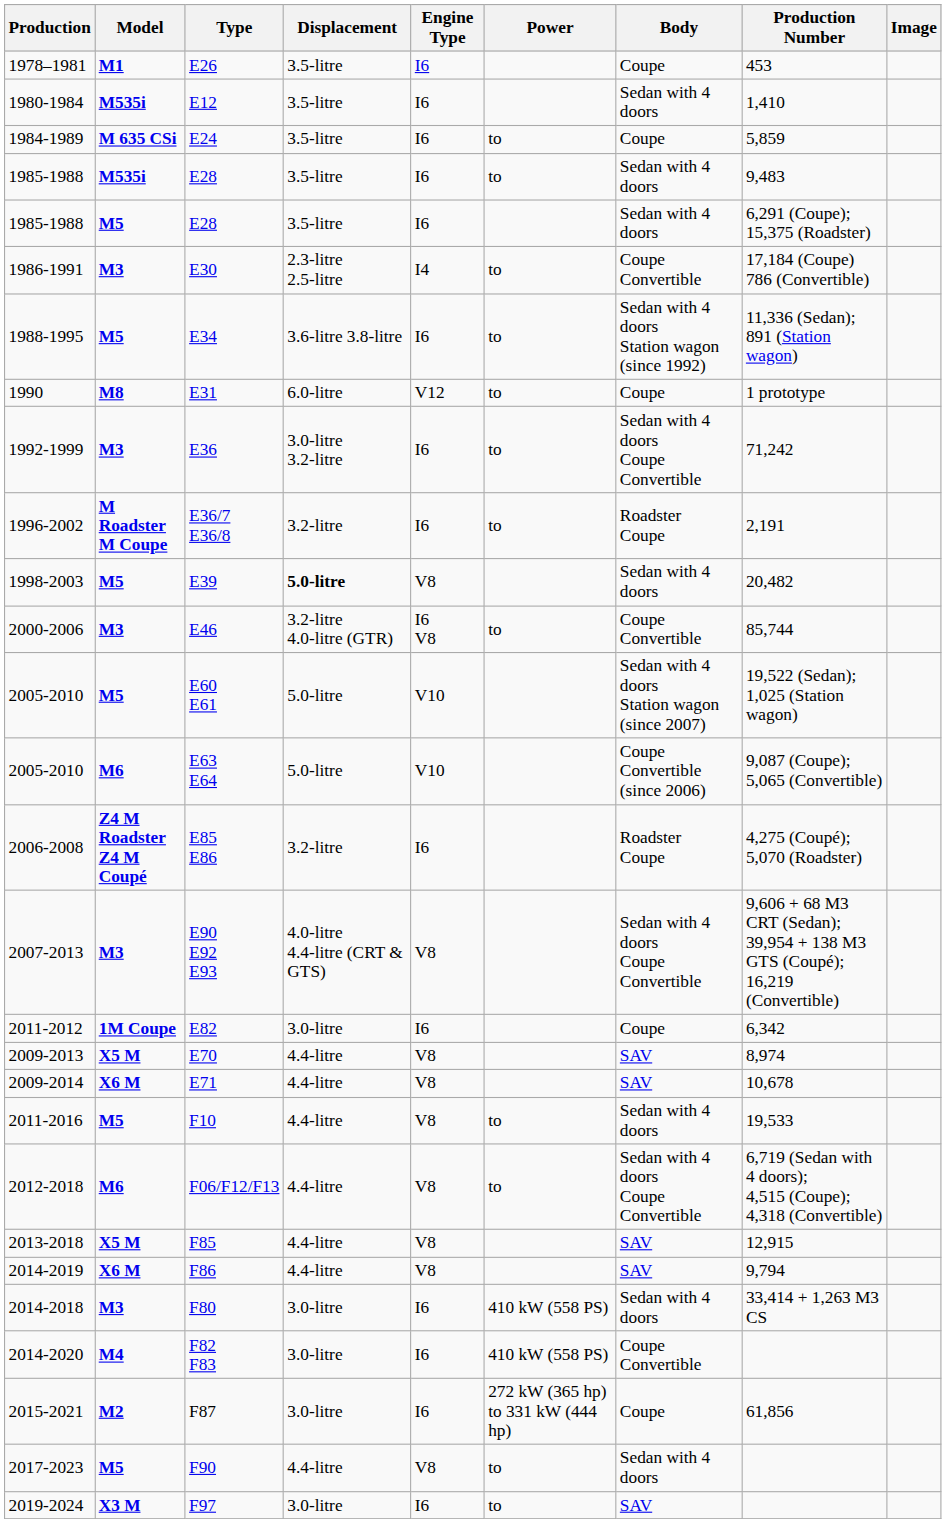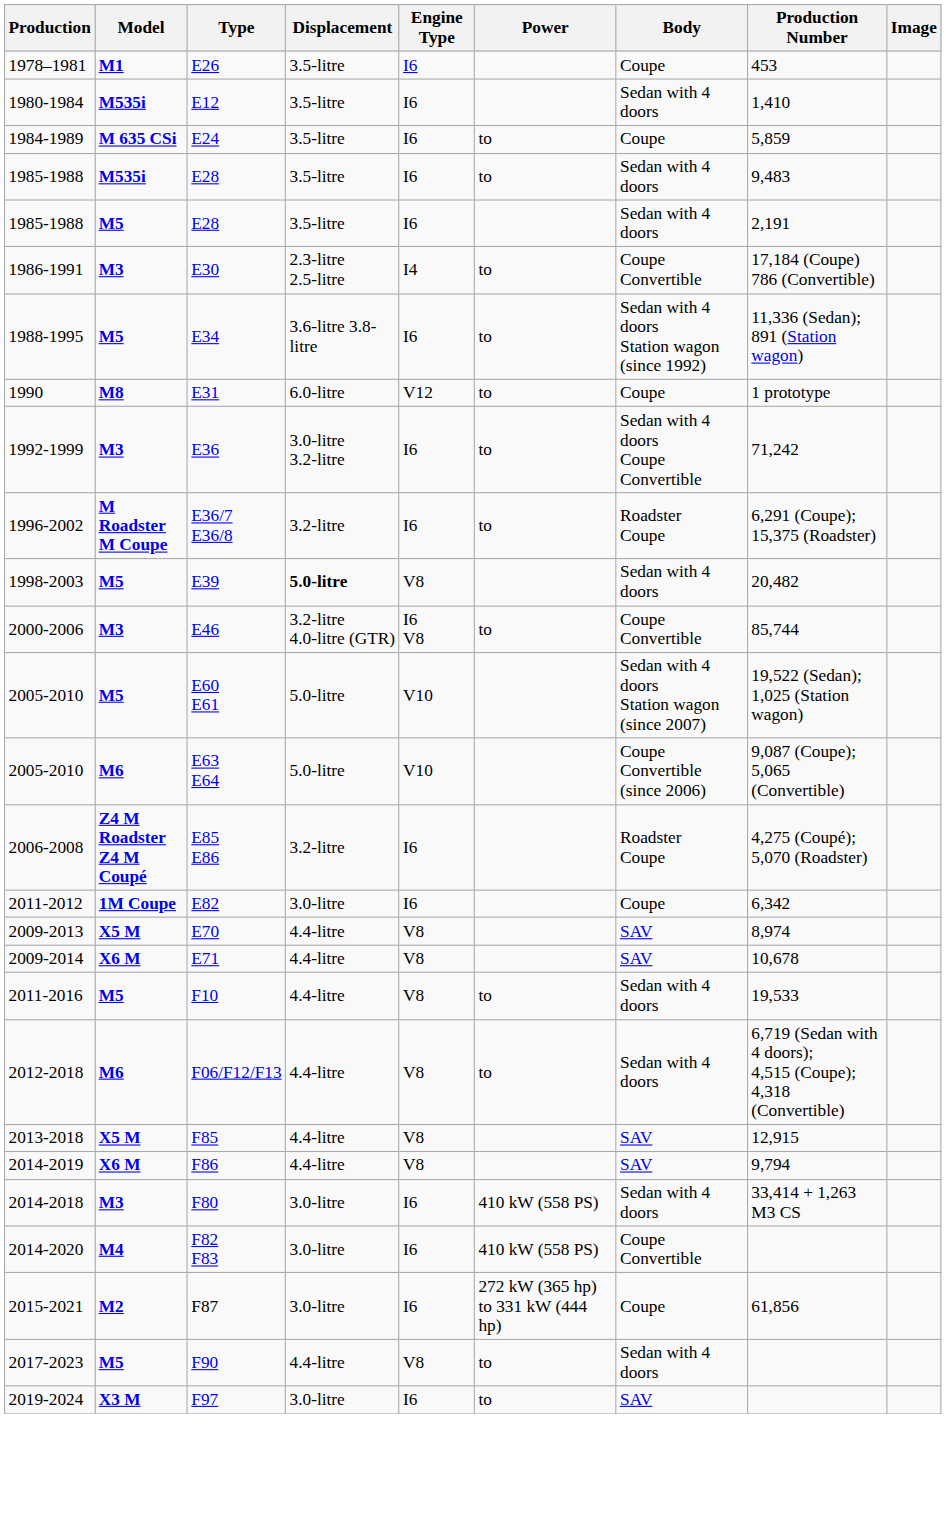(808, 223) 6,291 (Coupe); 15,375 (Roadster) -> (771, 223) 2,191
(765, 525) 2,191 -> (814, 525) 6,291 (Coupe); 15,375 (Roadster)
- row: (111, 952)
(665, 1186) Sedan with 4 doors Coupe Convertible -> (665, 1071) Sedan with 4 doors
